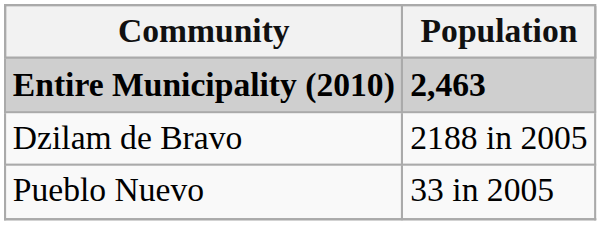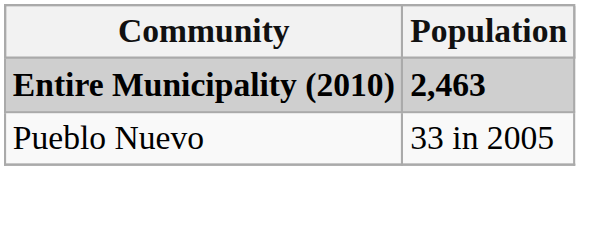- row: (128, 137)
